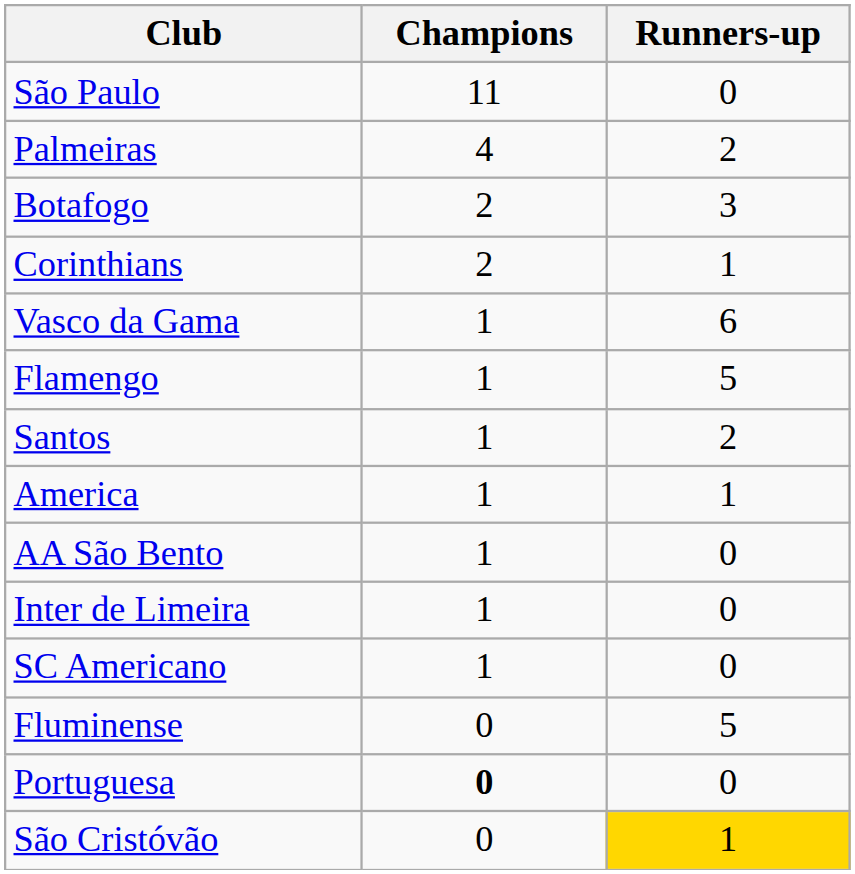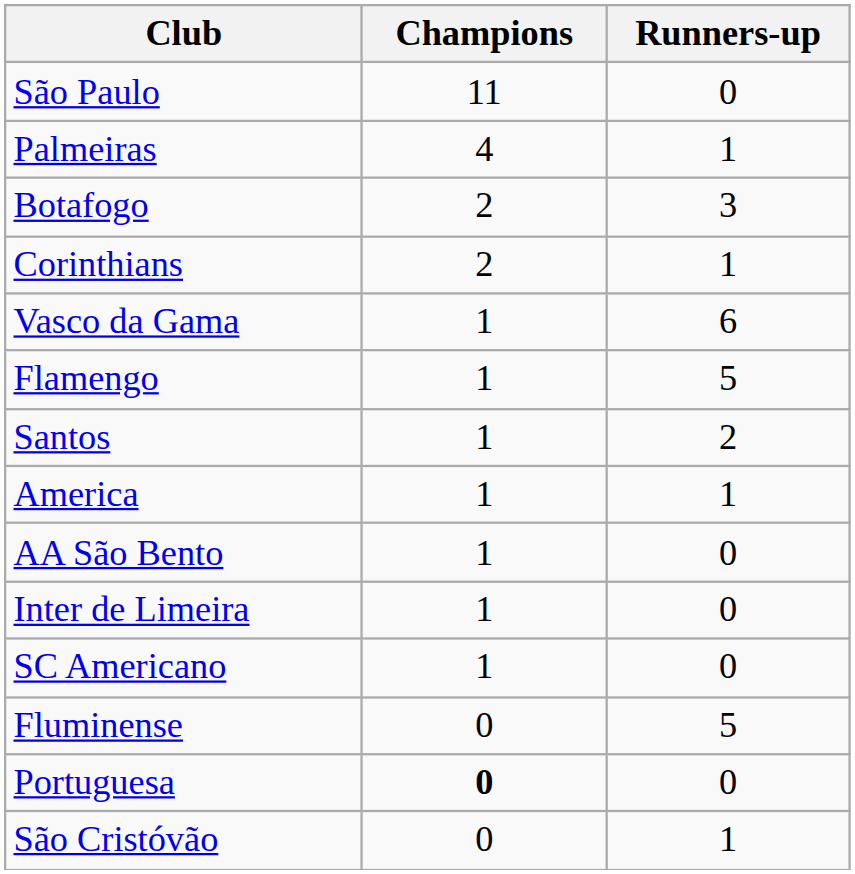(728, 148) 2 -> (728, 148) 1
(728, 839) gold background -> (728, 839) no background
